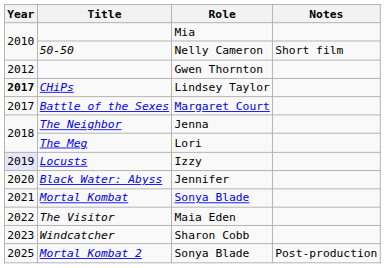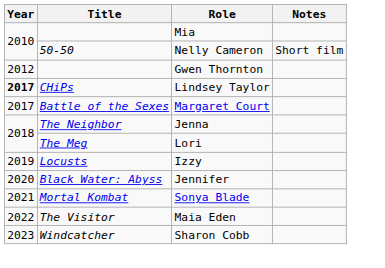(21, 161) lavender background -> (21, 161) no background
- row: (91, 253)
